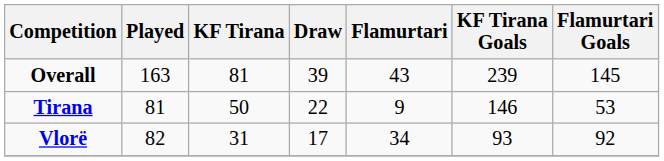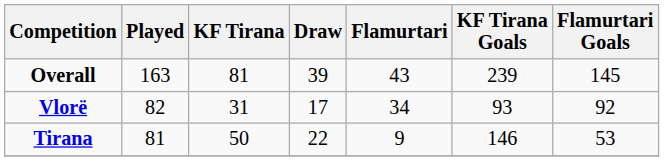rows swapped: (63, 107) <-> (63, 139)
